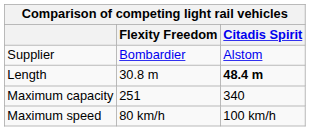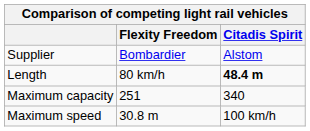(139, 75) 30.8 m -> (142, 75) 80 km/h
(142, 116) 80 km/h -> (139, 116) 30.8 m
